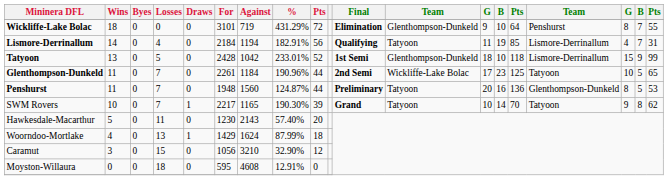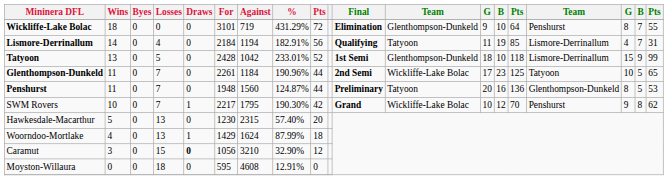(249, 104) 1165 -> (249, 104) 1795
(318, 104) 39 -> (318, 104) 42
(403, 104) Tatyoon -> (428, 104) Wickliffe-Lake Bolac
(501, 104) 14 -> (501, 104) 12
(544, 104) Tatyoon -> (547, 104) Penshurst
(160, 120) 11 -> (160, 120) 13
(249, 120) 2143 -> (249, 120) 2315
(189, 151) normal -> (189, 151) bold
